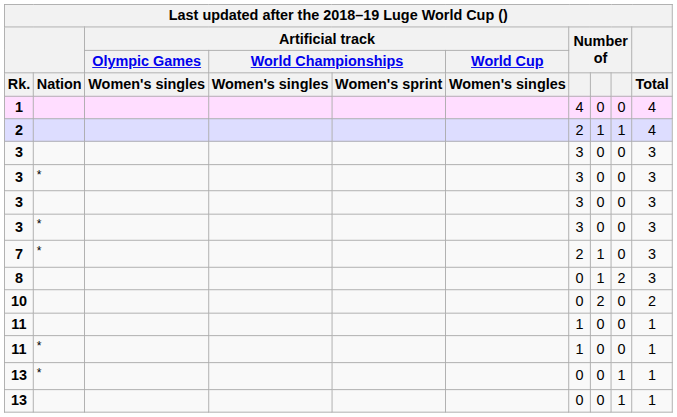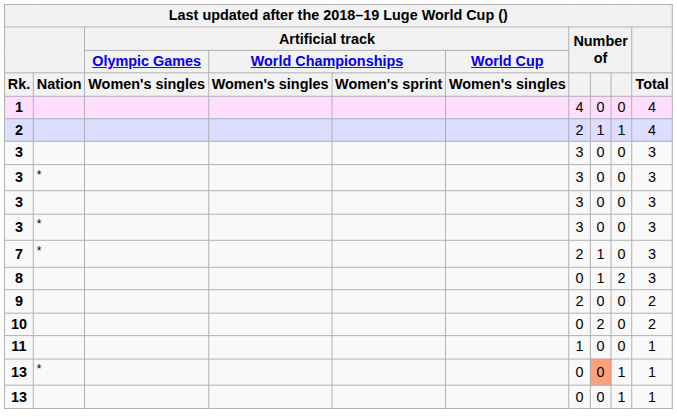+ row: (19, 301)
- row: (19, 349)
(601, 376) no background -> (601, 372) lightsalmon background
